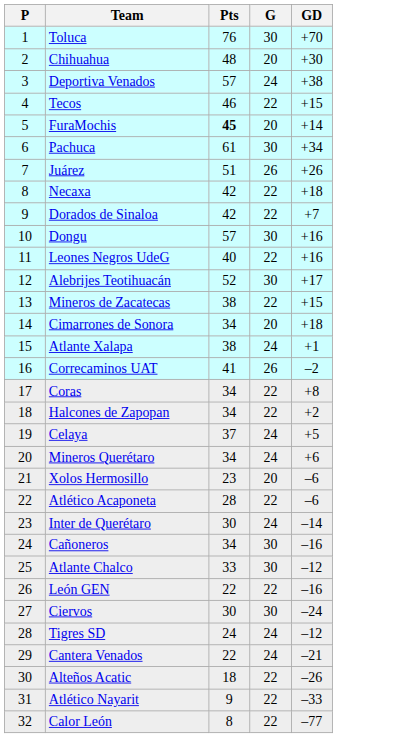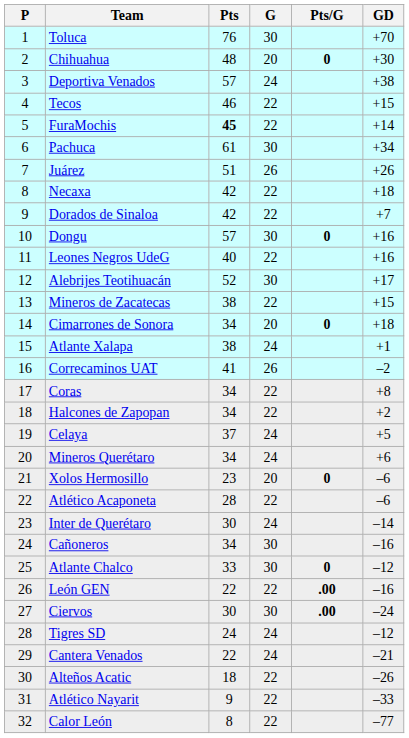+ column: (327, 15)
(270, 125) 20 -> (270, 125) 22
